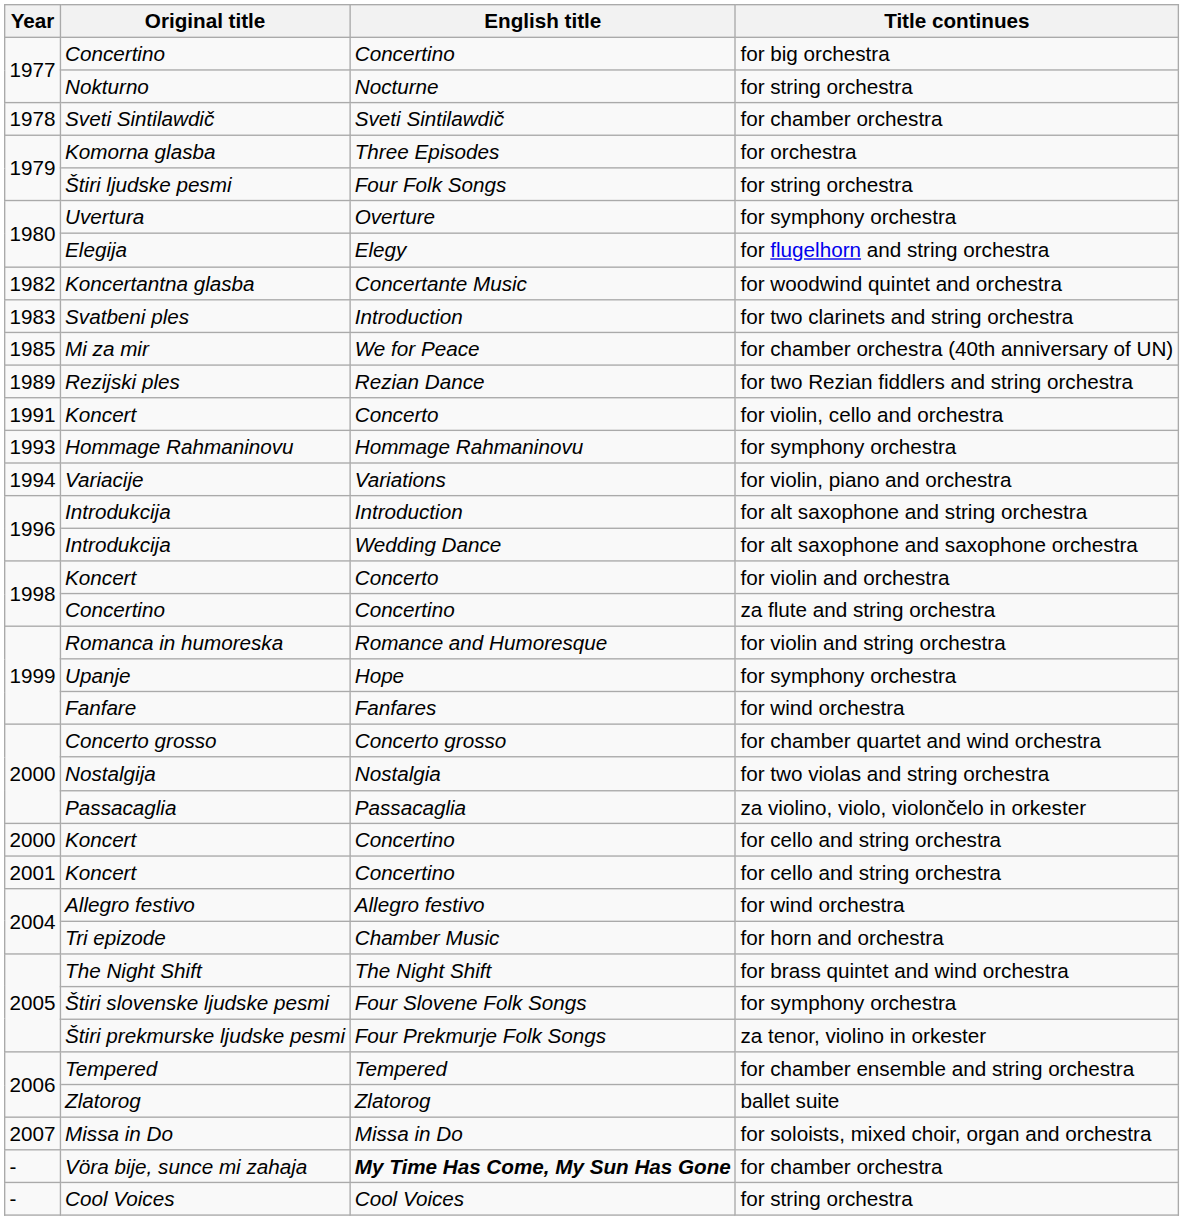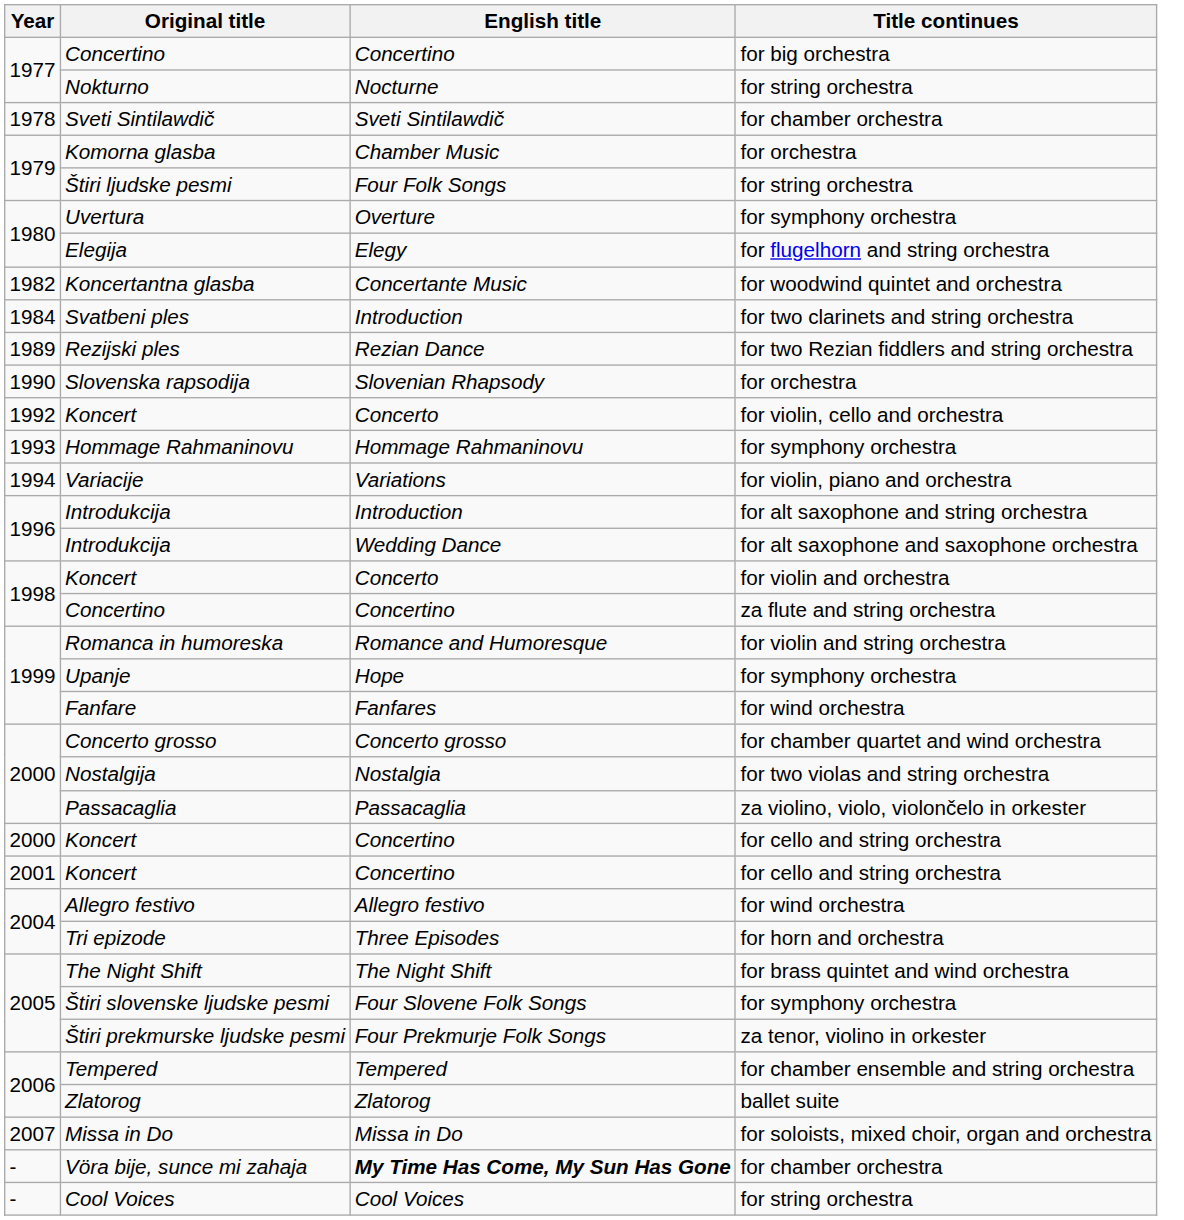(427, 152) Three Episodes -> (427, 152) Chamber Music
(32, 316) 1983 -> (32, 316) 1984
- row: (107, 348)
+ row: (157, 381)
(32, 414) 1991 -> (32, 414) 1992
(427, 938) Chamber Music -> (427, 938) Three Episodes
